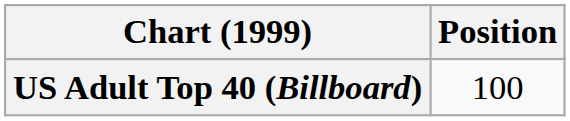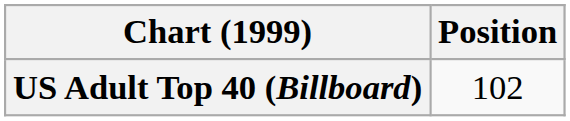(498, 86) 100 -> (498, 86) 102
